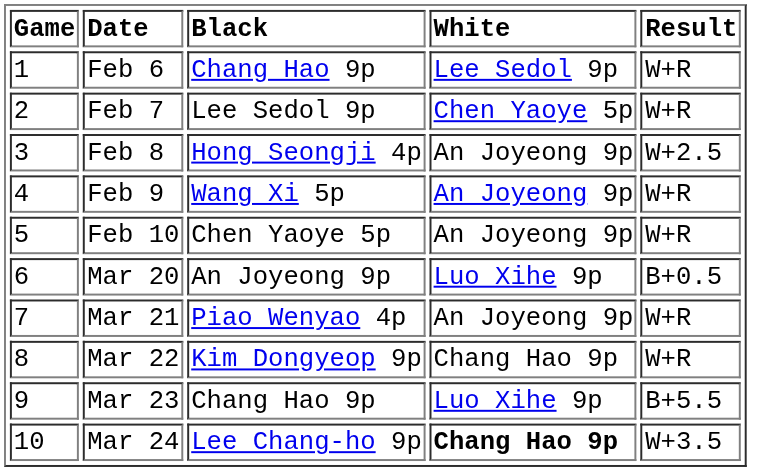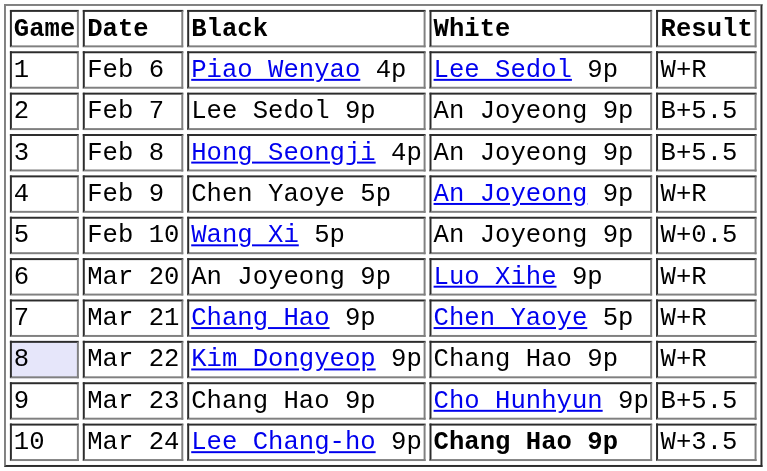(283, 70) Chang Hao 9p -> (299, 70) Piao Wenyao 4p
(533, 111) Chen Yaoye 5p -> (533, 111) An Joyeong 9p
(668, 111) W+R -> (699, 111) B+5.5
(684, 153) W+2.5 -> (699, 153) B+5.5
(268, 194) Wang Xi 5p -> (291, 194) Chen Yaoye 5p
(291, 235) Chen Yaoye 5p -> (268, 235) Wang Xi 5p
(668, 235) W+R -> (699, 235) W+0.5
(684, 277) B+0.5 -> (684, 277) W+R
(299, 318) Piao Wenyao 4p -> (283, 318) Chang Hao 9p
(533, 318) An Joyeong 9p -> (533, 318) Chen Yaoye 5p
(22, 360) no background -> (22, 360) lavender background
(518, 401) Luo Xihe 9p -> (541, 401) Cho Hunhyun 9p
